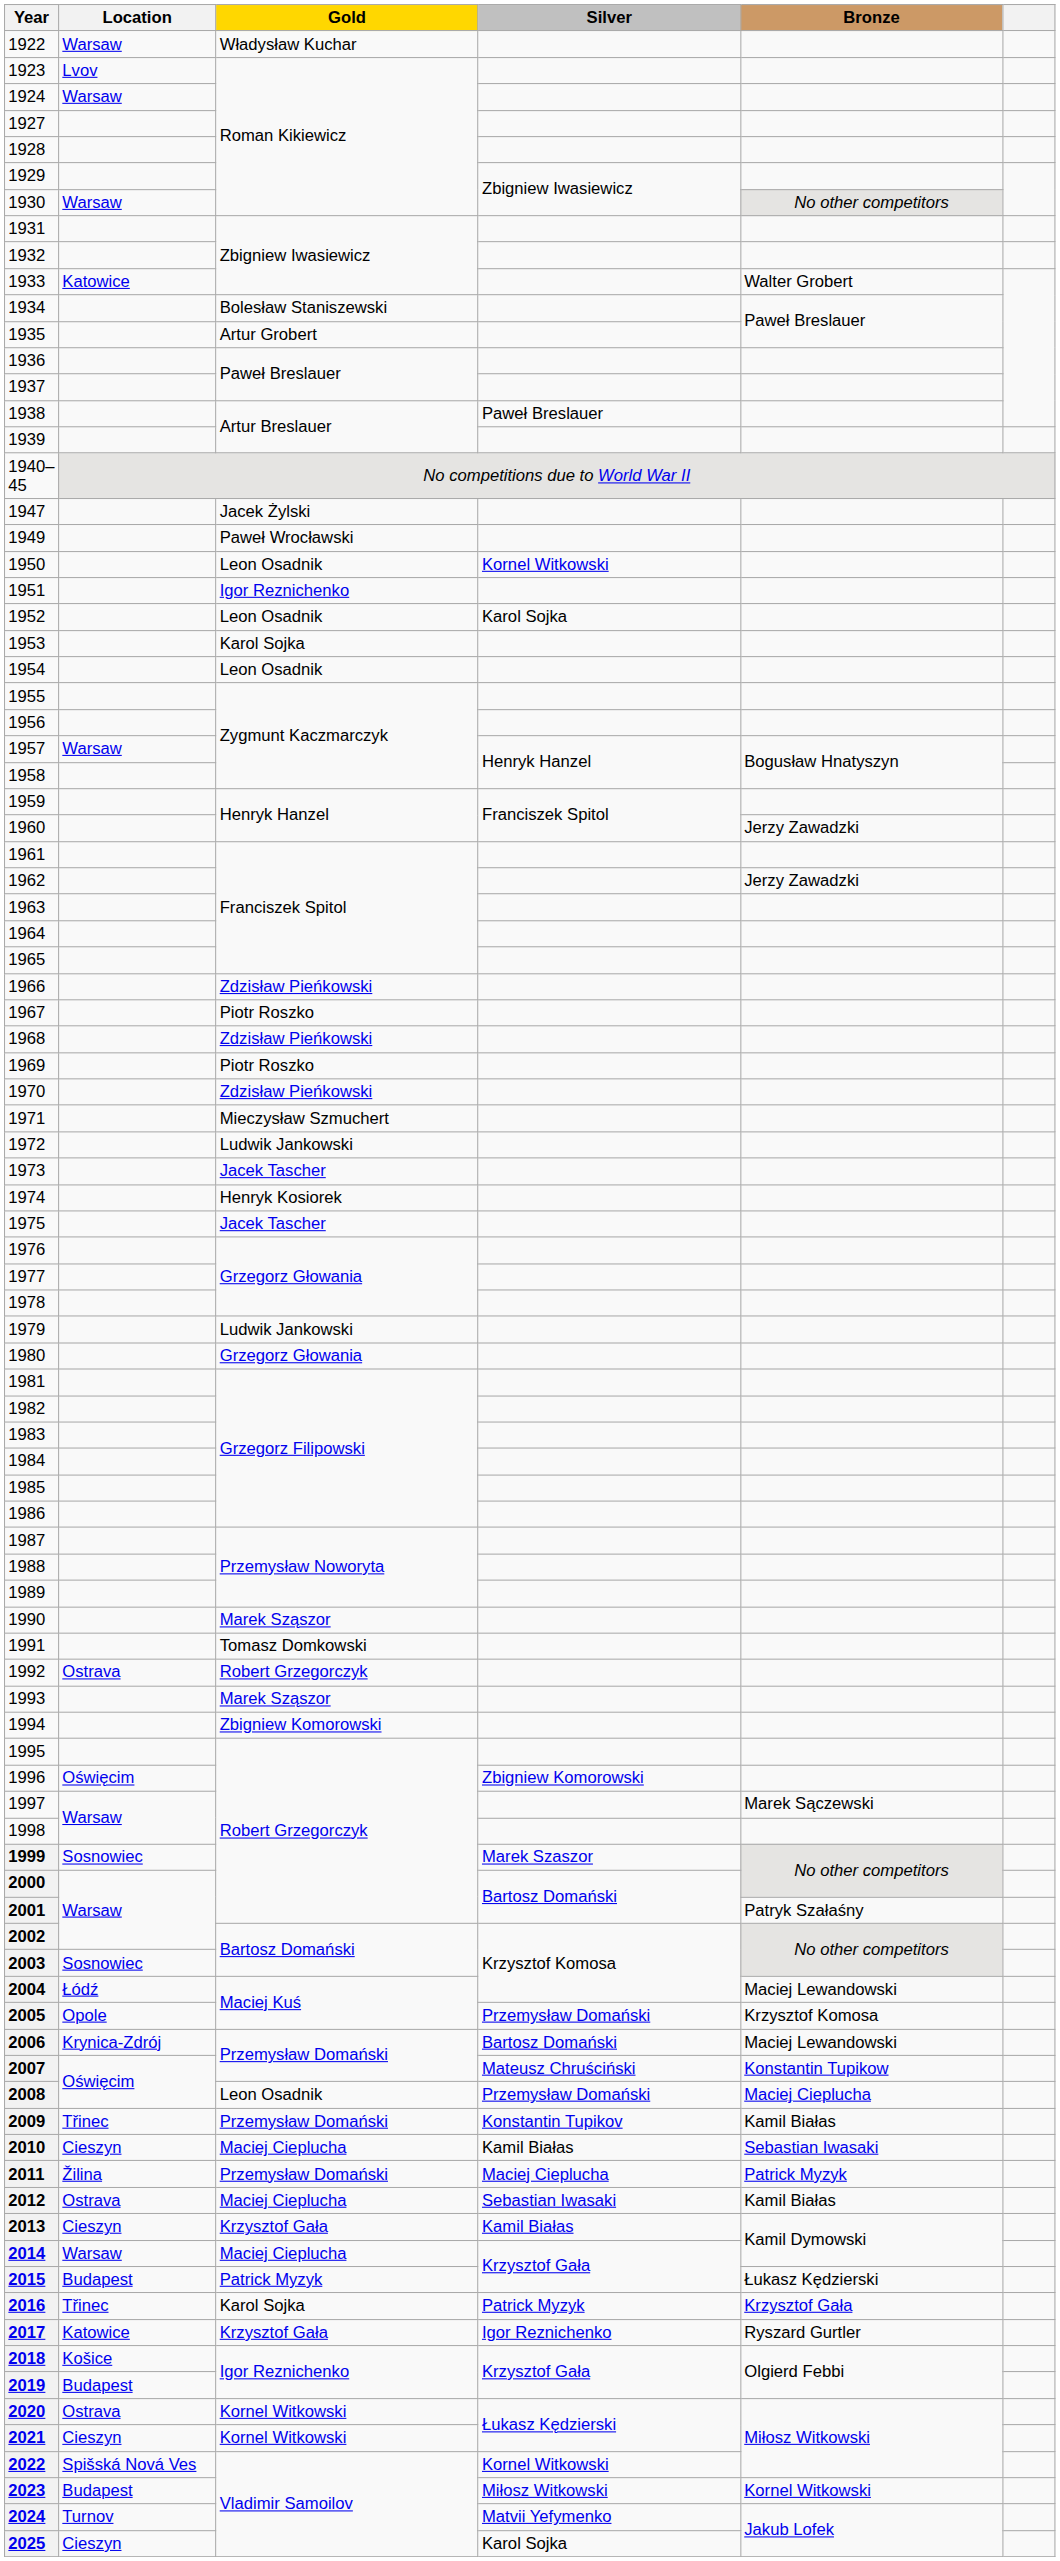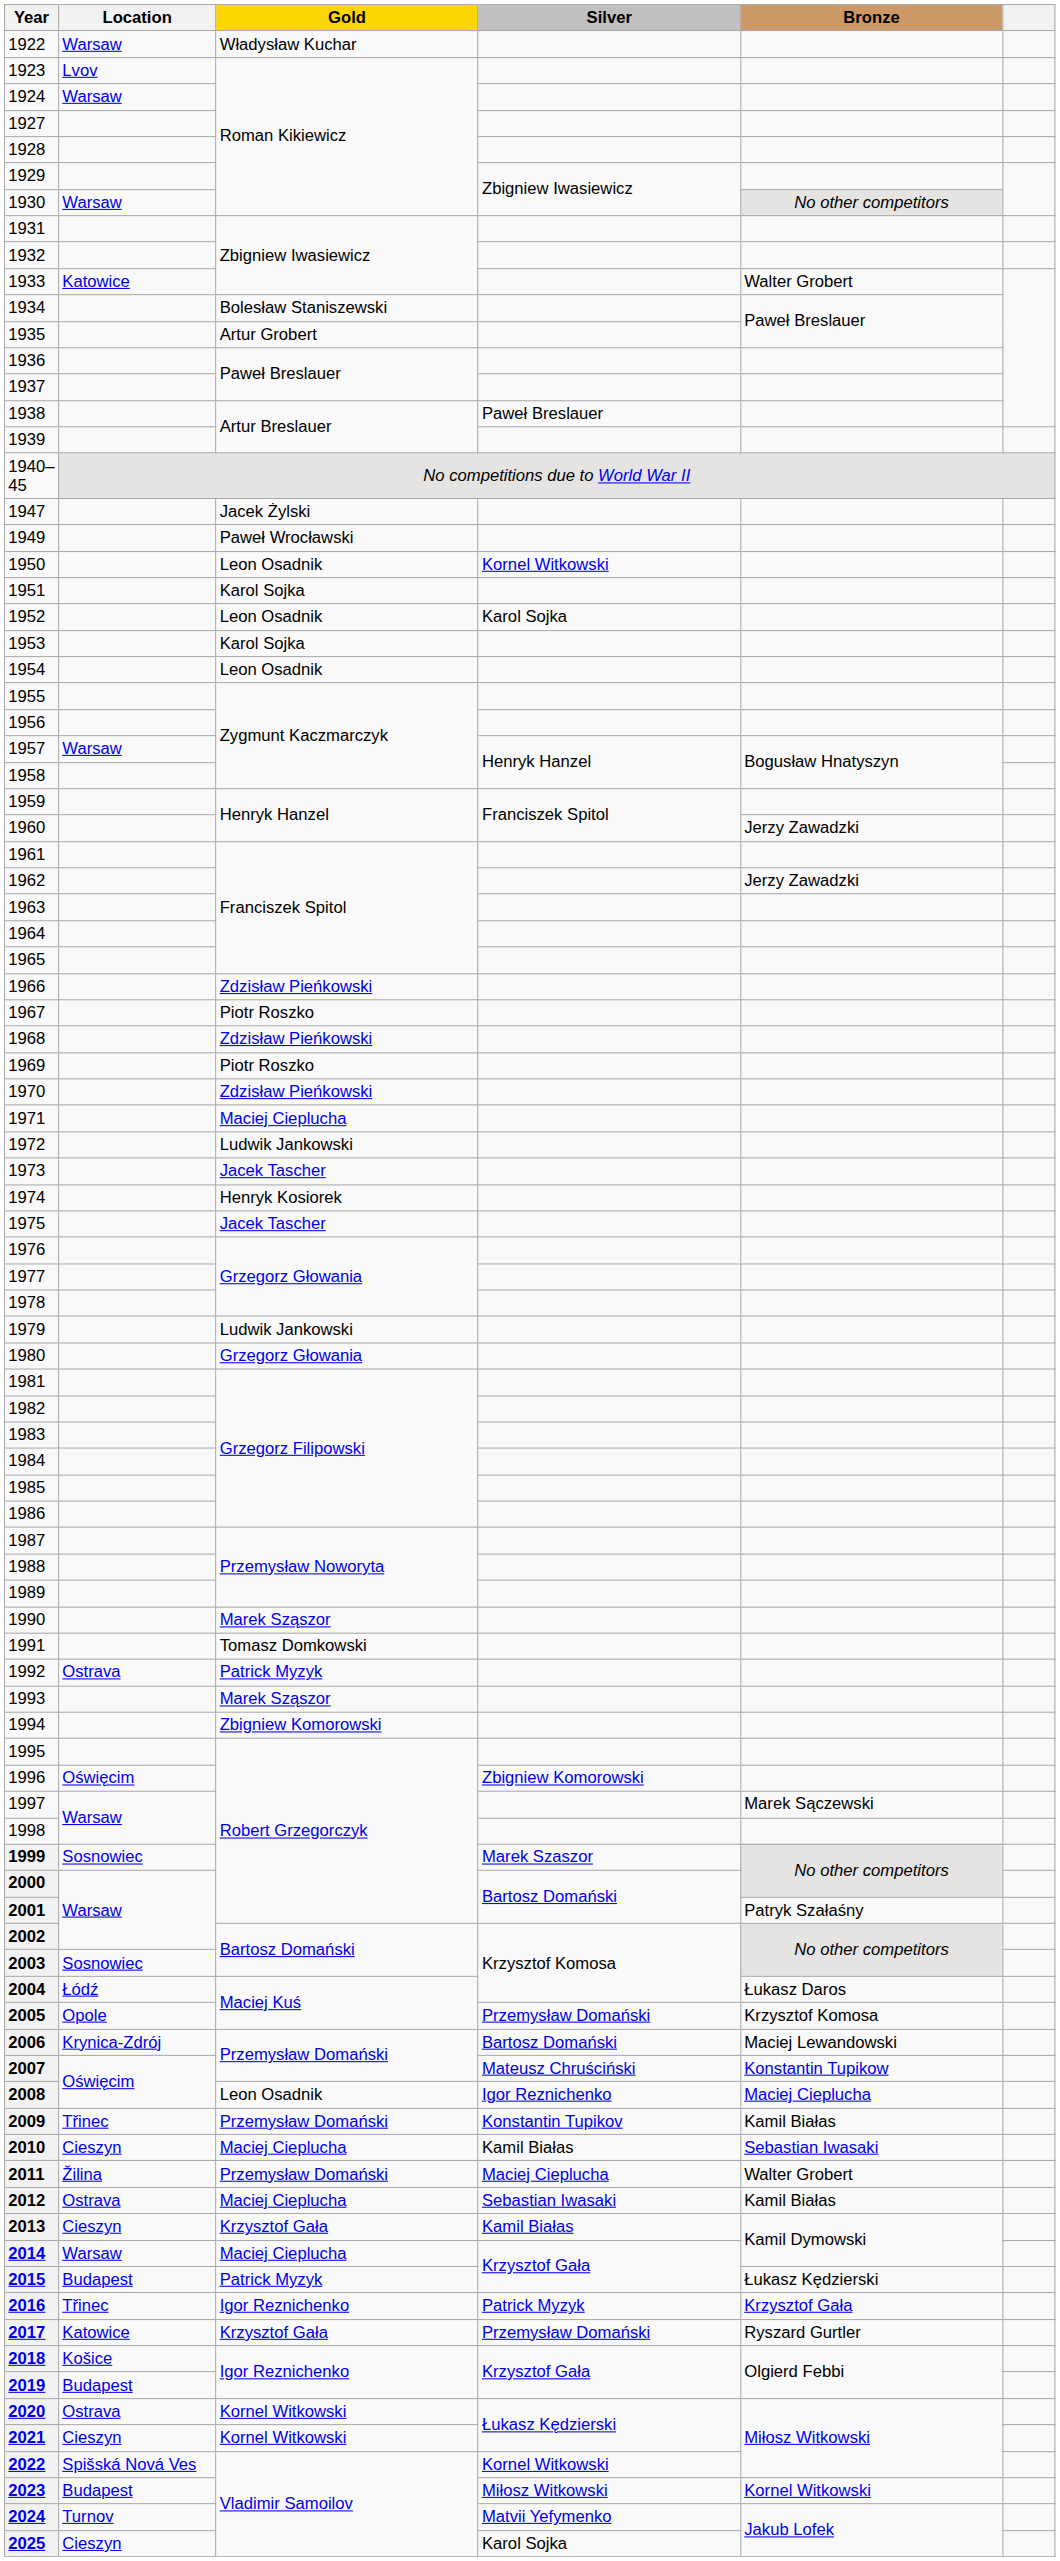(284, 590) Igor Reznichenko -> (262, 590) Karol Sojka
(304, 1118) Mieczysław Szmuchert -> (283, 1118) Maciej Cieplucha
(294, 1672) Robert Grzegorczyk -> (271, 1672) Patrick Myzyk
(821, 1989) Maciej Lewandowski -> (795, 1989) Łukasz Daros
(566, 2094) Przemysław Domański -> (547, 2094) Igor Reznichenko
(796, 2174) Patrick Myzyk -> (798, 2174) Walter Grobert
(262, 2305) Karol Sojka -> (284, 2305) Igor Reznichenko
(547, 2332) Igor Reznichenko -> (566, 2332) Przemysław Domański
